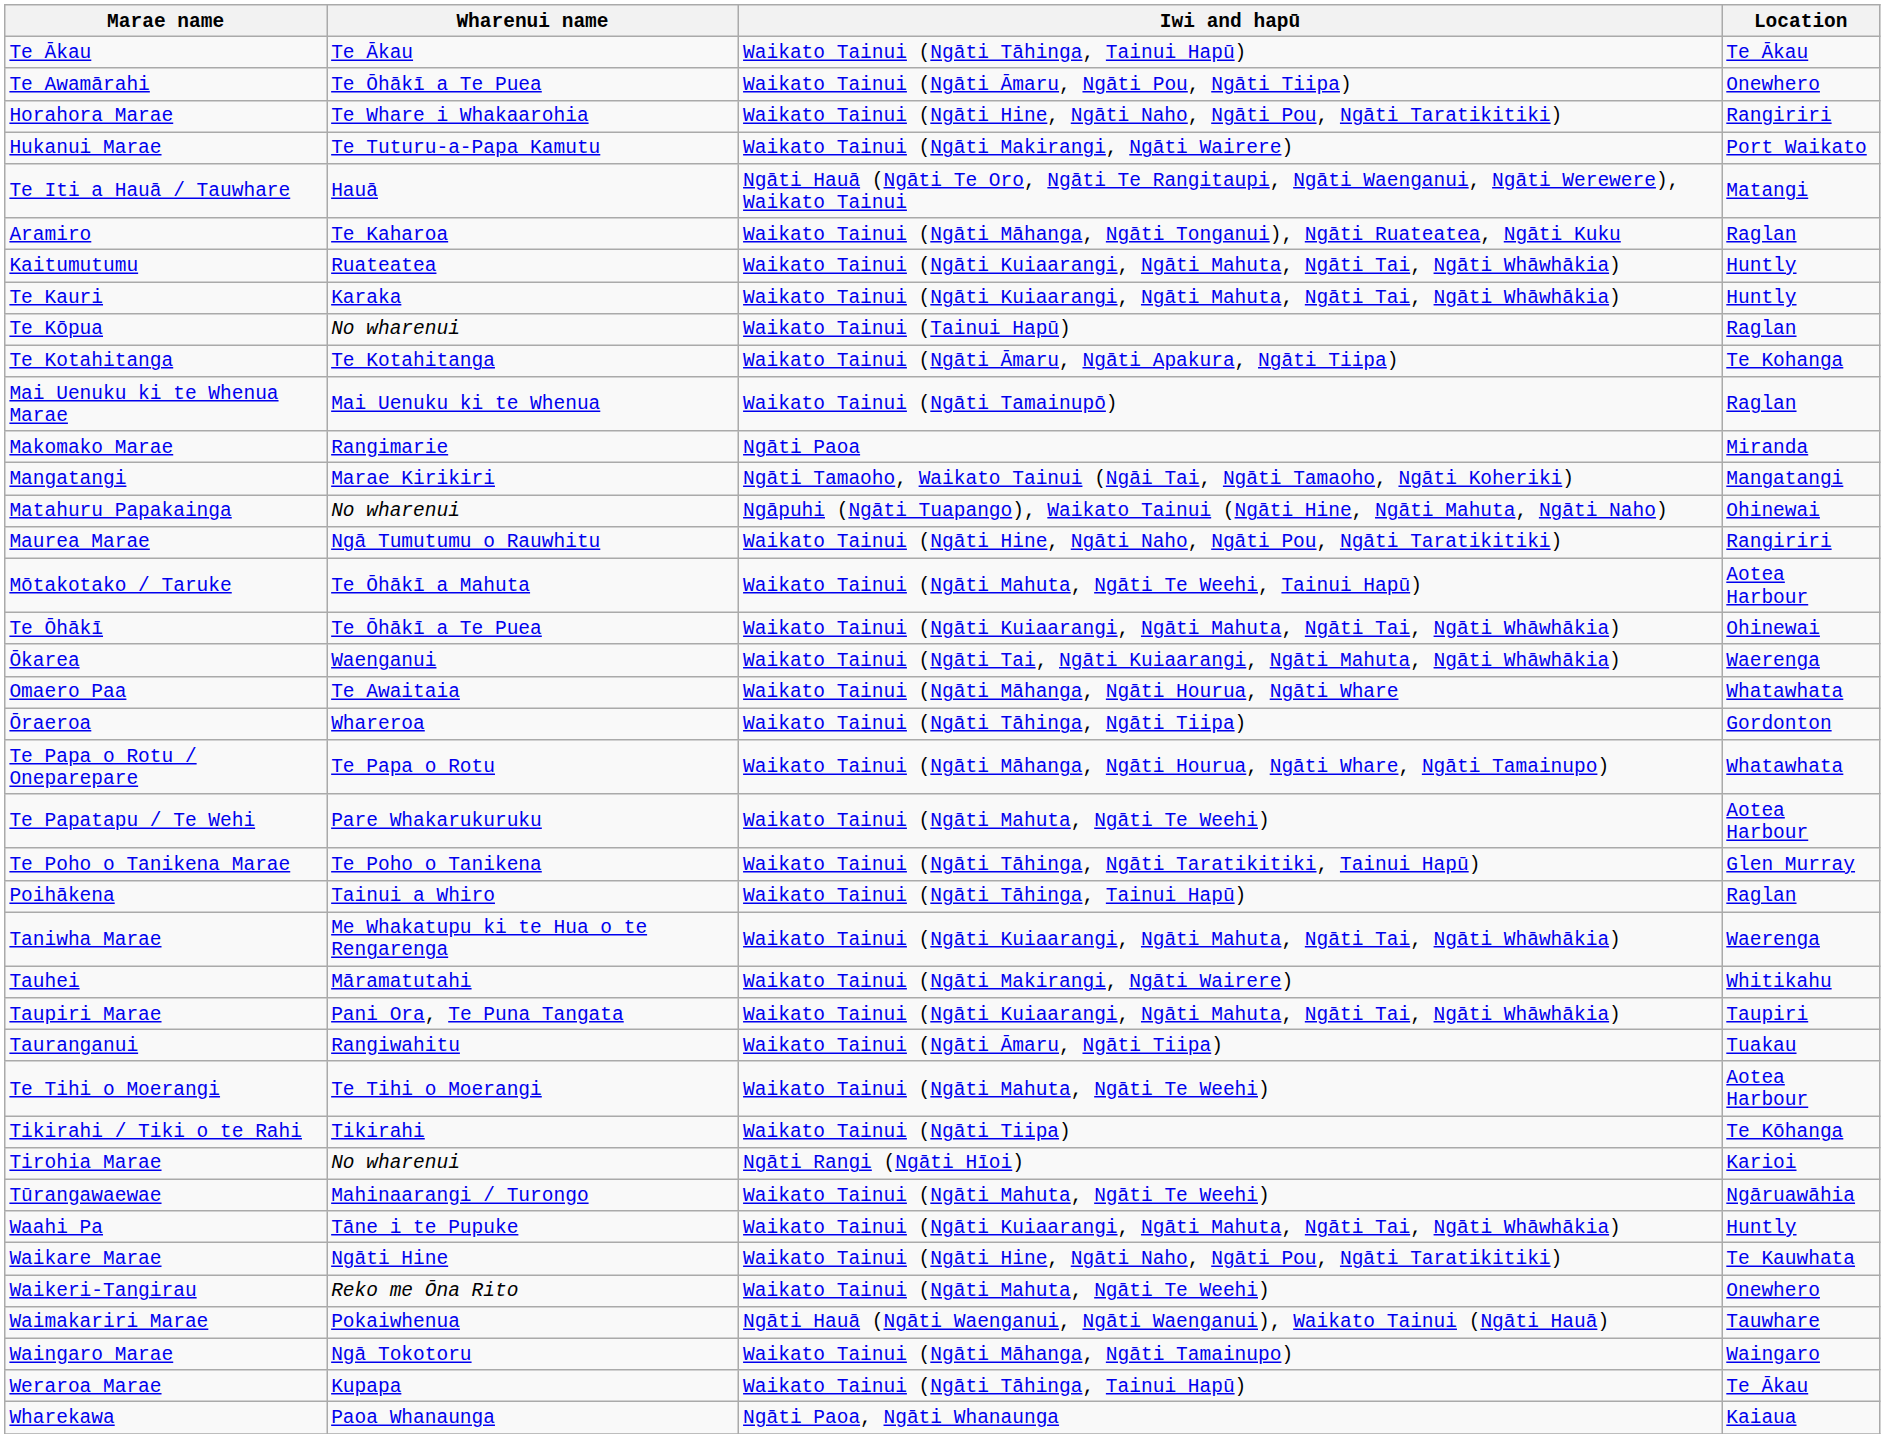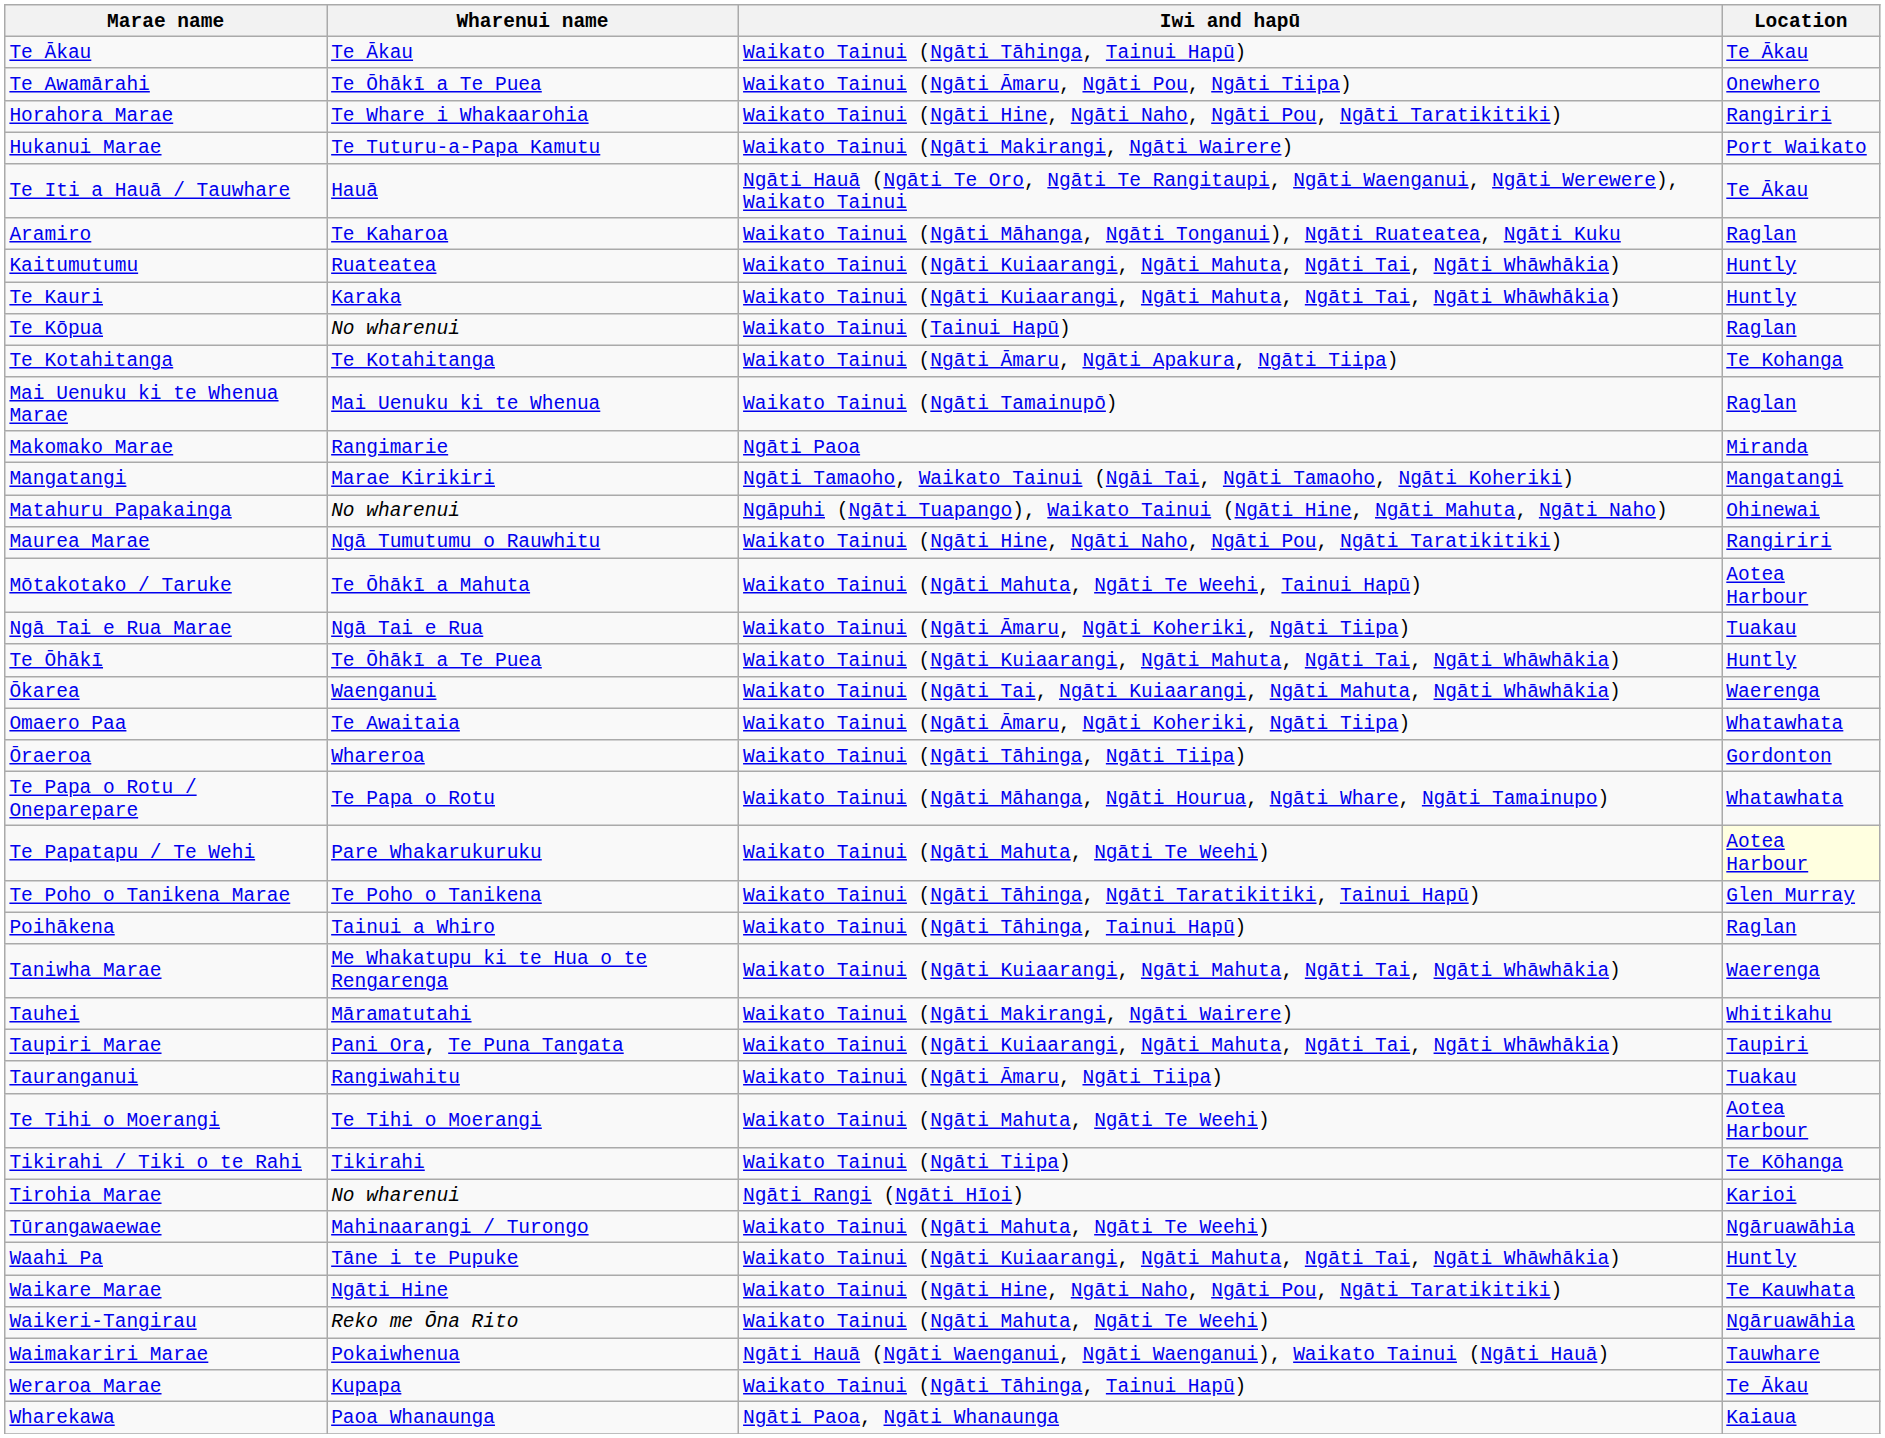(1767, 191) Matangi -> (1767, 191) Te Ākau
+ row: (121, 628)
(1773, 628) Ohinewai -> (1761, 660) Huntly
(1071, 692) Waikato Tainui (Ngāti Māhanga, Ngāti Hourua, Ngāti Whare -> (1077, 724) Waikato Tainui (Ngāti Āmaru, Ngāti Koheriki, Ngāti Tiipa)
(1767, 821) no background -> (1767, 853) lightyellow background
(1773, 1290) Onewhero -> (1791, 1322) Ngāruawāhia
- row: (91, 1354)
